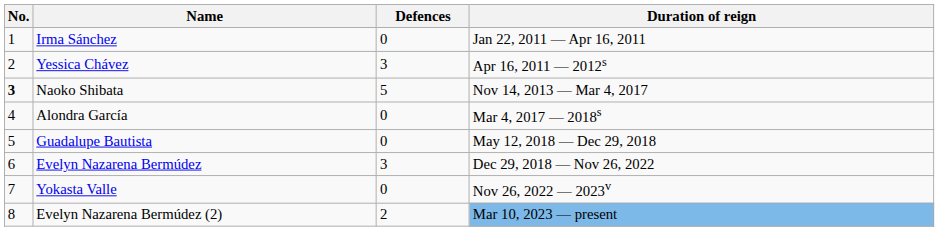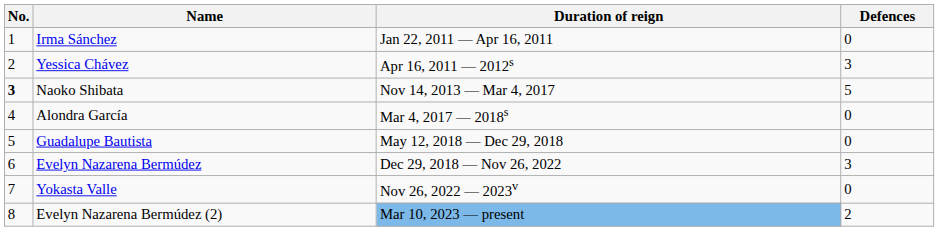columns swapped: (702, 16) <-> (423, 16)
